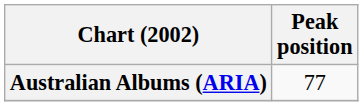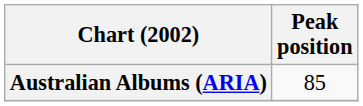(315, 82) 77 -> (315, 82) 85
